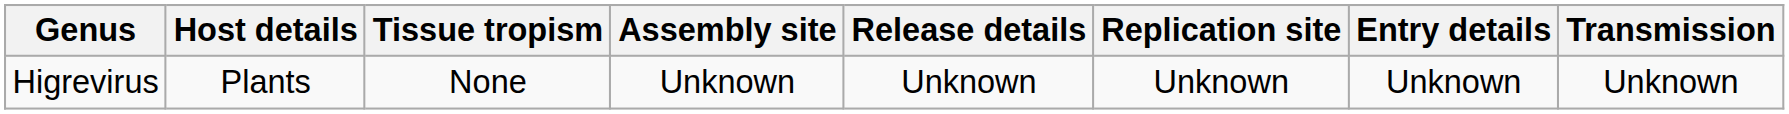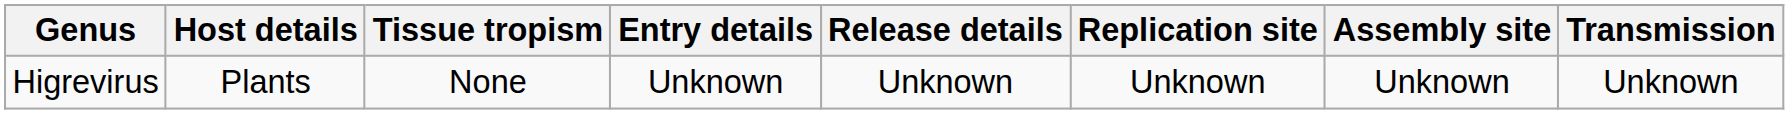columns swapped: (1454, 30) <-> (727, 30)
